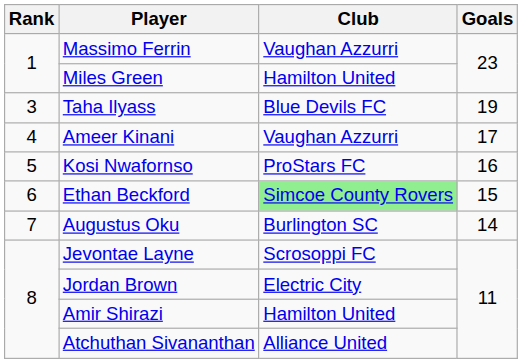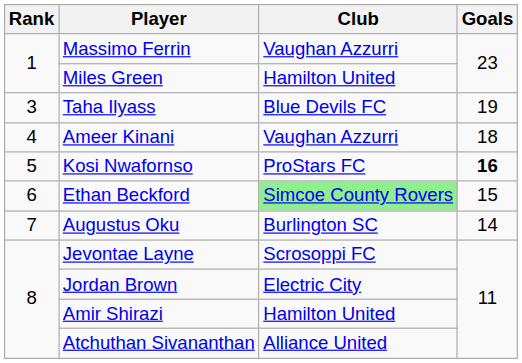(487, 136) 17 -> (487, 136) 18
(487, 166) normal -> (487, 166) bold
